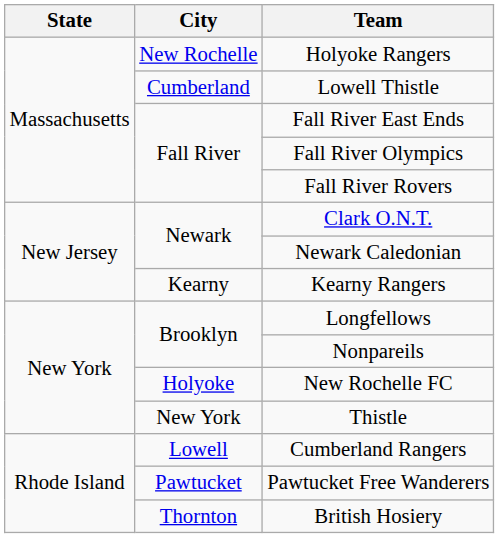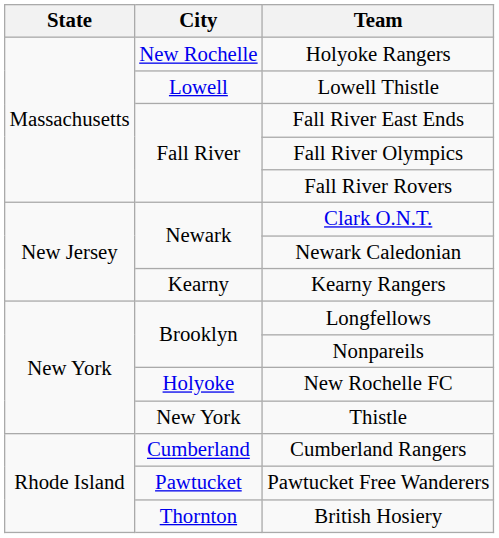(198, 86) Cumberland -> (198, 86) Lowell
(198, 449) Lowell -> (198, 449) Cumberland
